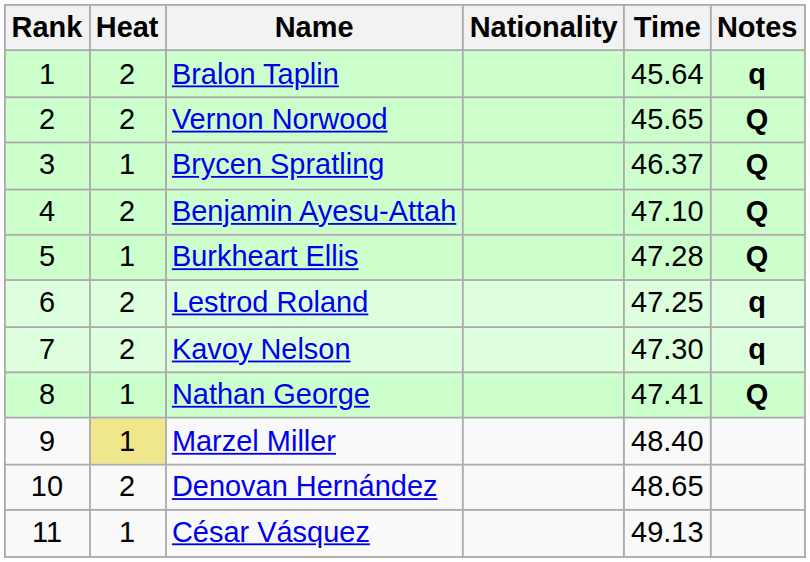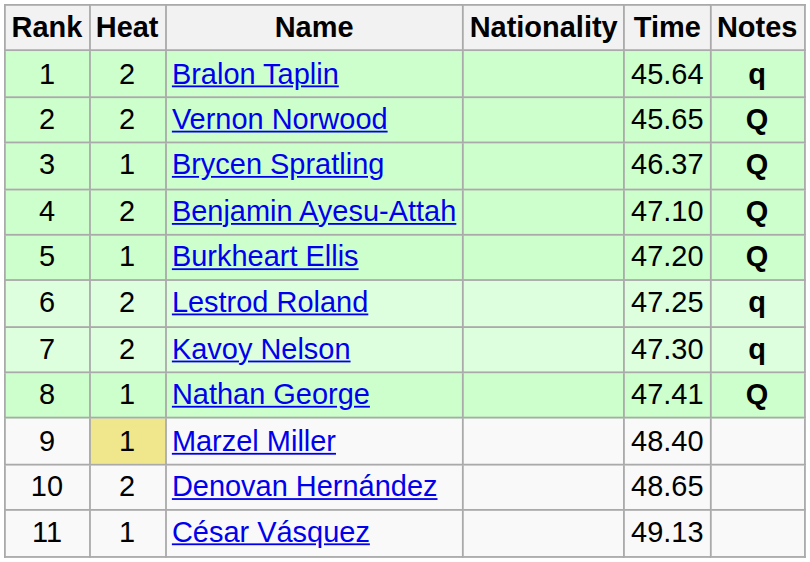(667, 257) 47.28 -> (667, 257) 47.20
